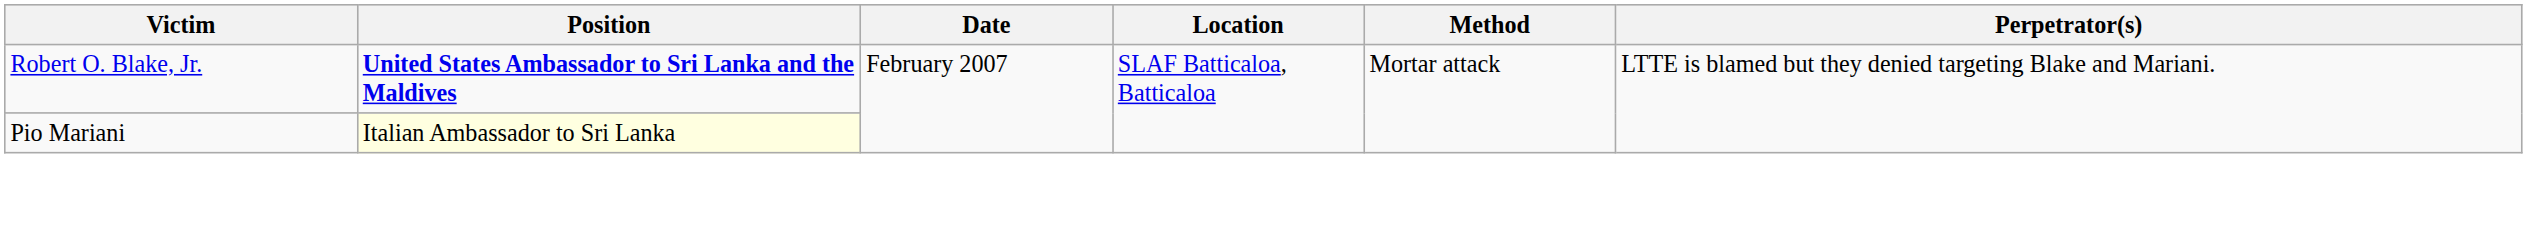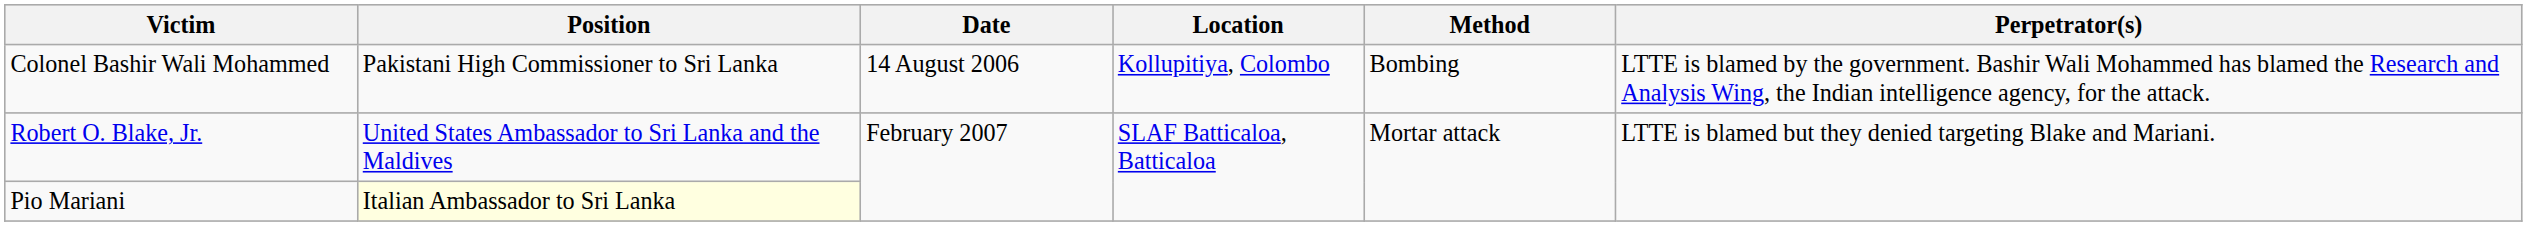+ row: (170, 64)
(608, 78) bold -> (591, 147) normal
